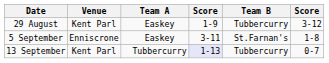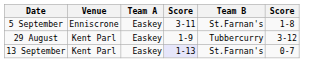rows swapped: (36, 24) <-> (36, 38)
(155, 51) Tubbercurry -> (142, 51) Easkey
(256, 51) Tubbercurry -> (231, 51) St.Farnan's
